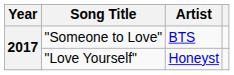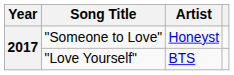(182, 37) BTS -> (194, 37) Honeyst
(194, 59) Honeyst -> (182, 59) BTS
